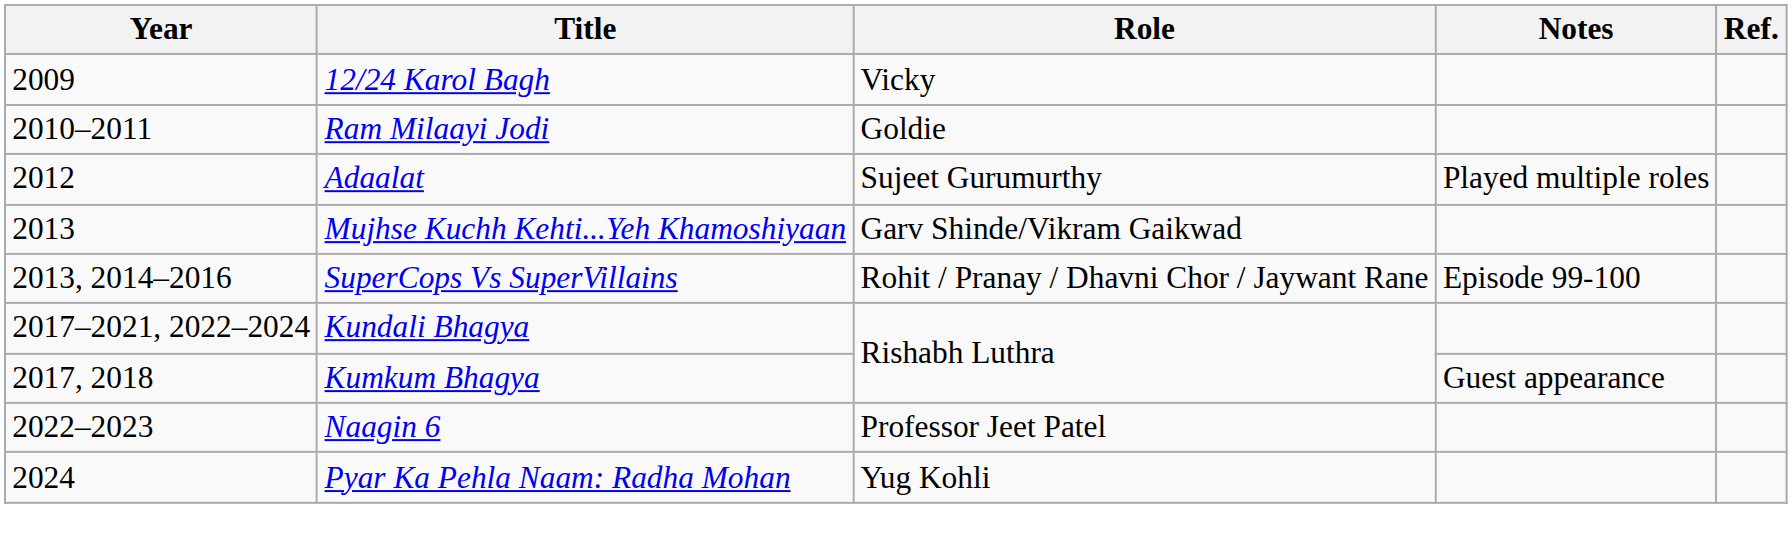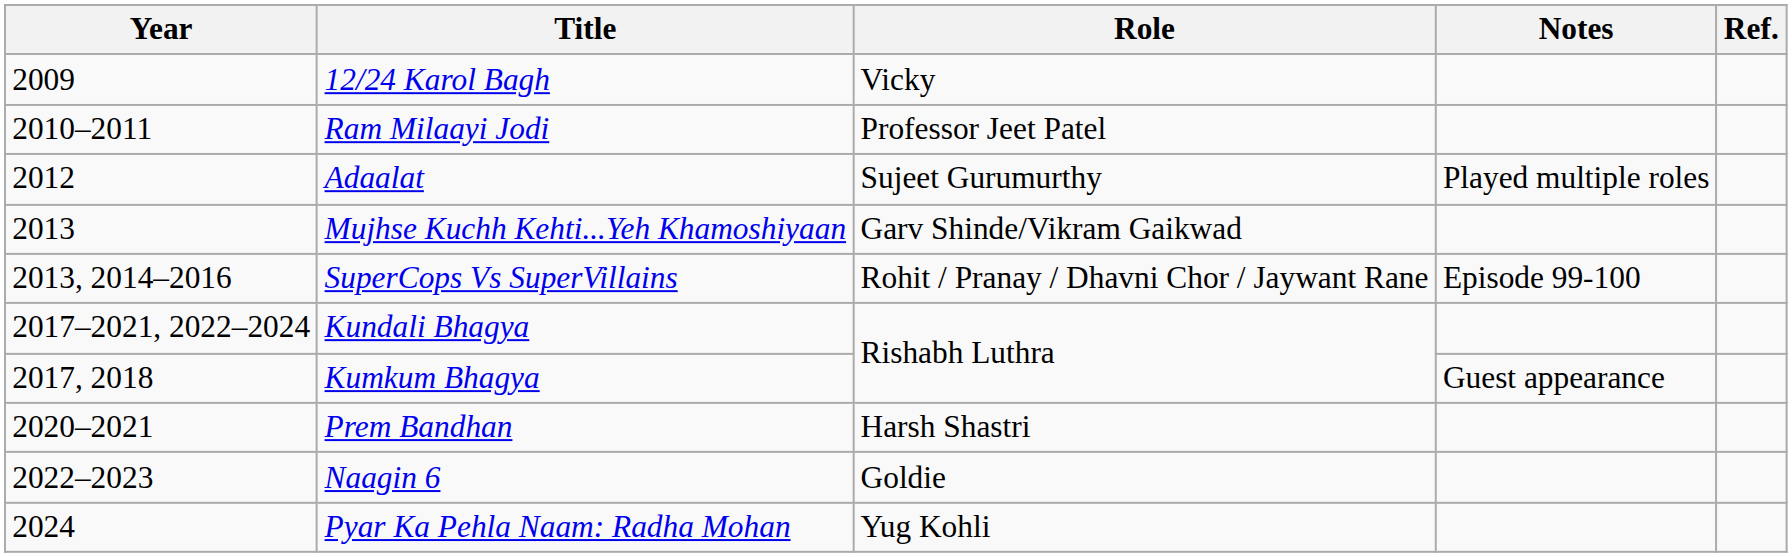(903, 128) Goldie -> (983, 128) Professor Jeet Patel
+ row: (419, 427)
(983, 427) Professor Jeet Patel -> (903, 476) Goldie
